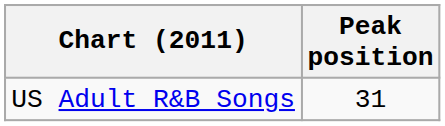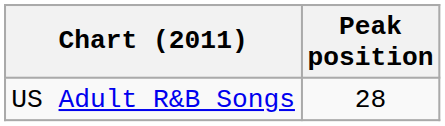(370, 100) 31 -> (370, 100) 28
